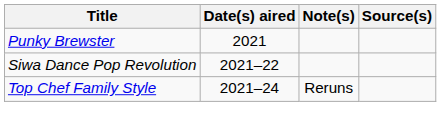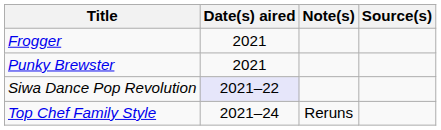+ row: (35, 40)
(249, 64) no background -> (249, 88) lavender background
